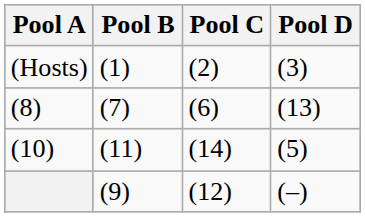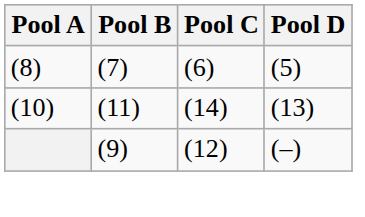- row: (49, 66)
(299, 107) (13) -> (286, 66) (5)
(292, 149) (5) -> (292, 107) (13)
